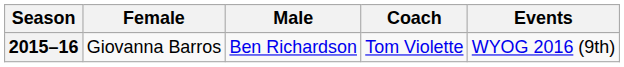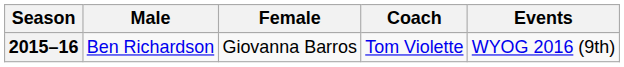columns swapped: (154, 18) <-> (293, 18)
